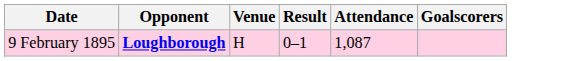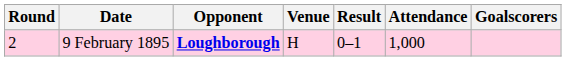+ column: (32, 17)
(353, 42) 1,087 -> (407, 42) 1,000
